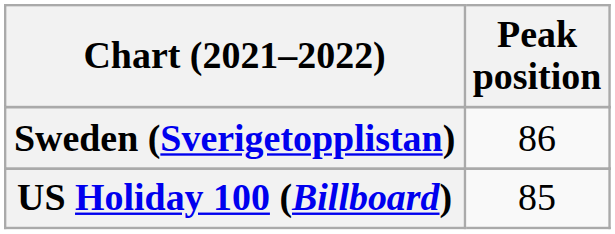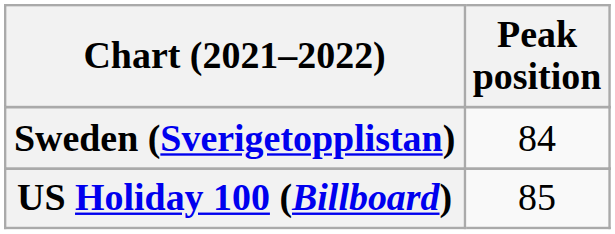(537, 137) 86 -> (537, 137) 84
